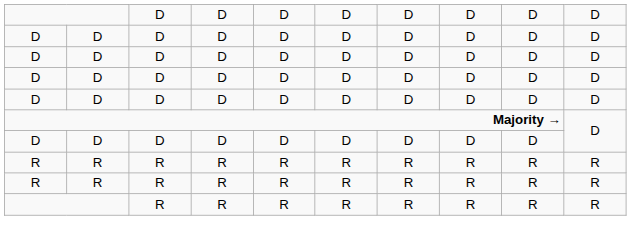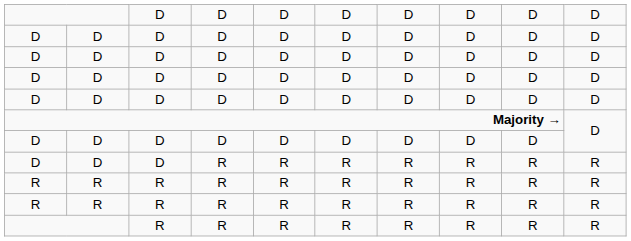+ row: (35, 162)
